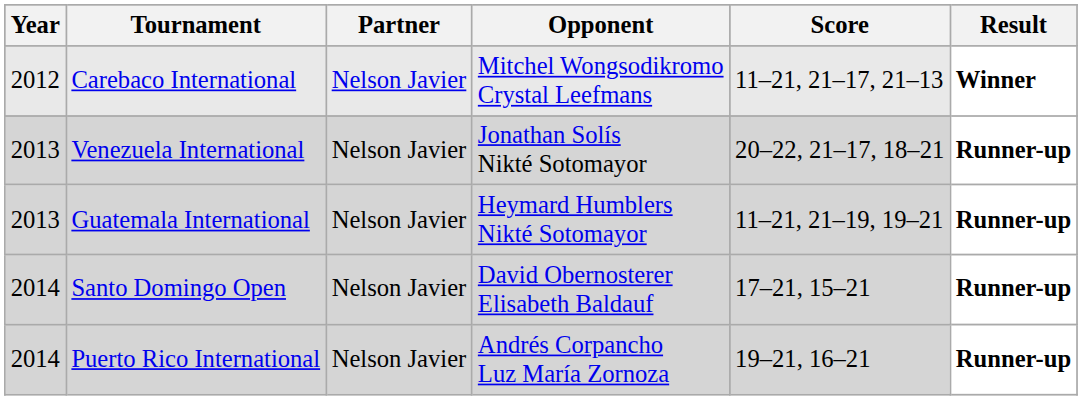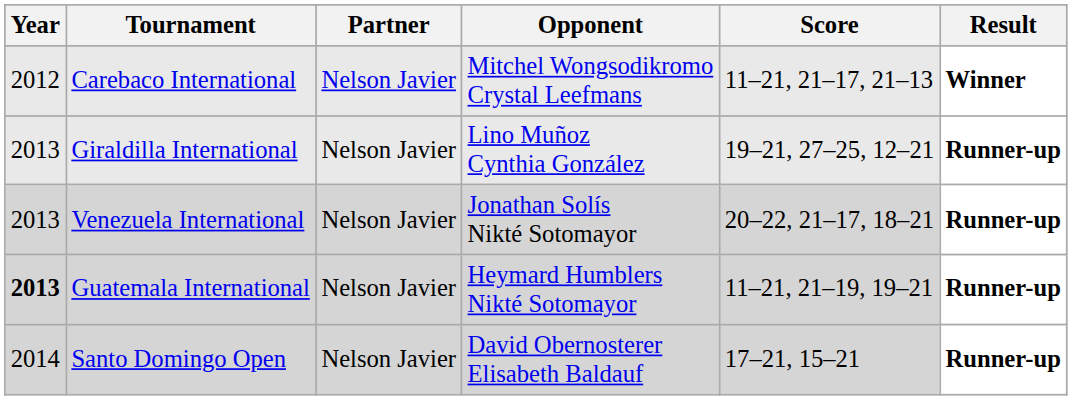+ row: (184, 150)
(35, 219) normal -> (35, 289) bold
- row: (196, 359)
